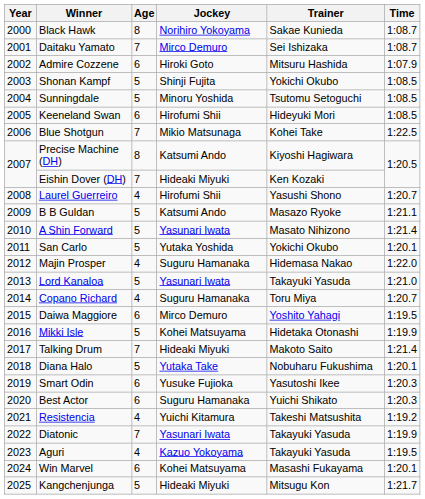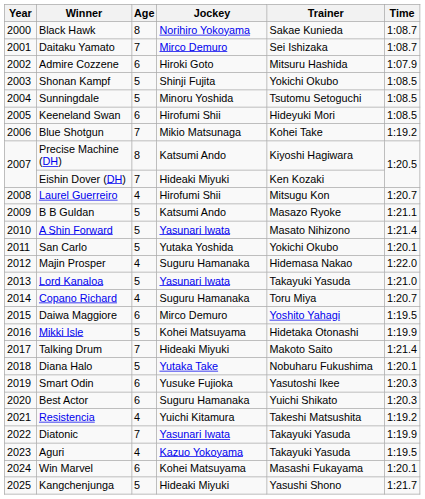(402, 133) 1:22.5 -> (402, 133) 1:19.2
(305, 196) Yasushi Shono -> (300, 196) Mitsugu Kon
(300, 486) Mitsugu Kon -> (305, 486) Yasushi Shono
